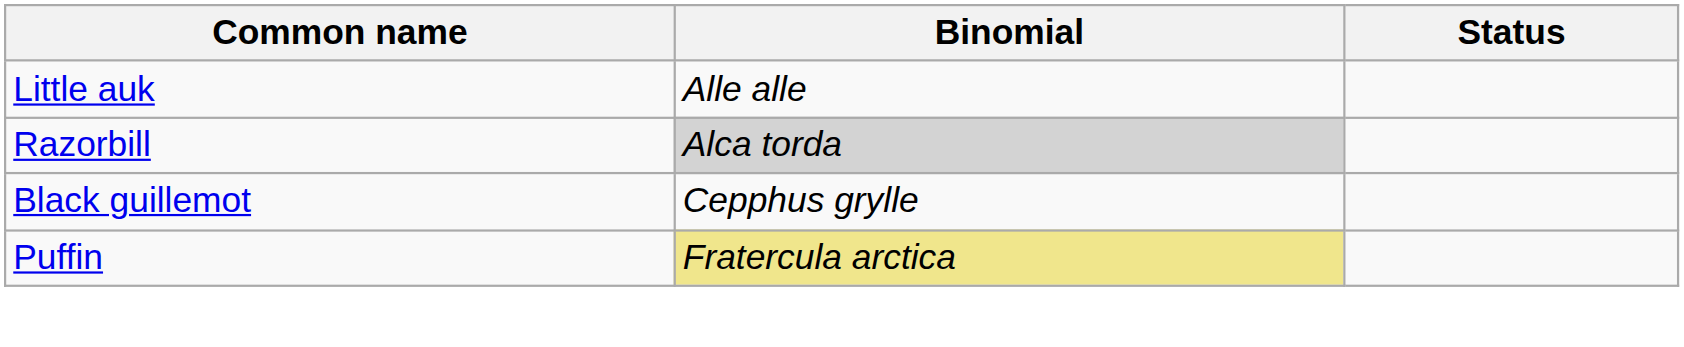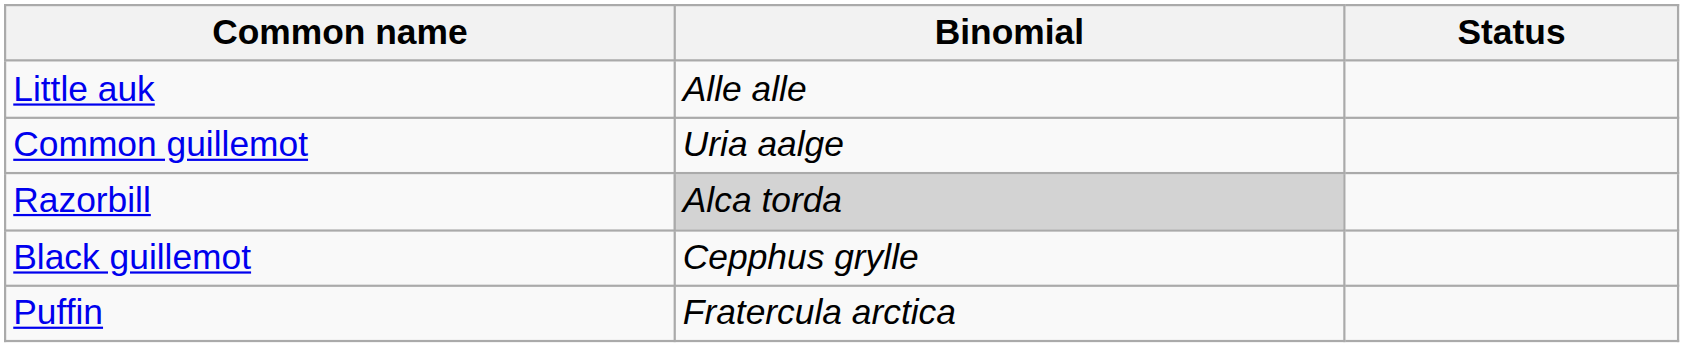+ row: (161, 144)
(819, 256) khaki background -> (819, 312) no background
